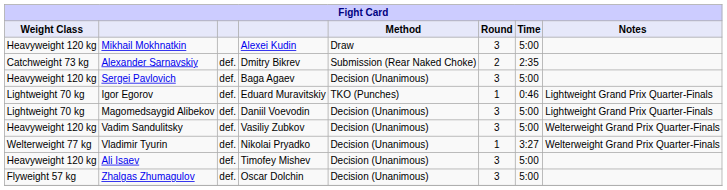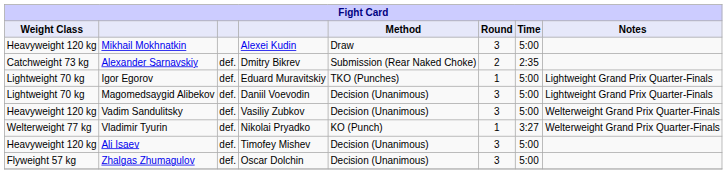- row: (139, 78)
(529, 95) 0:46 -> (529, 78) 5:00
(380, 144) Decision (Unanimous) -> (356, 128) KO (Punch)
